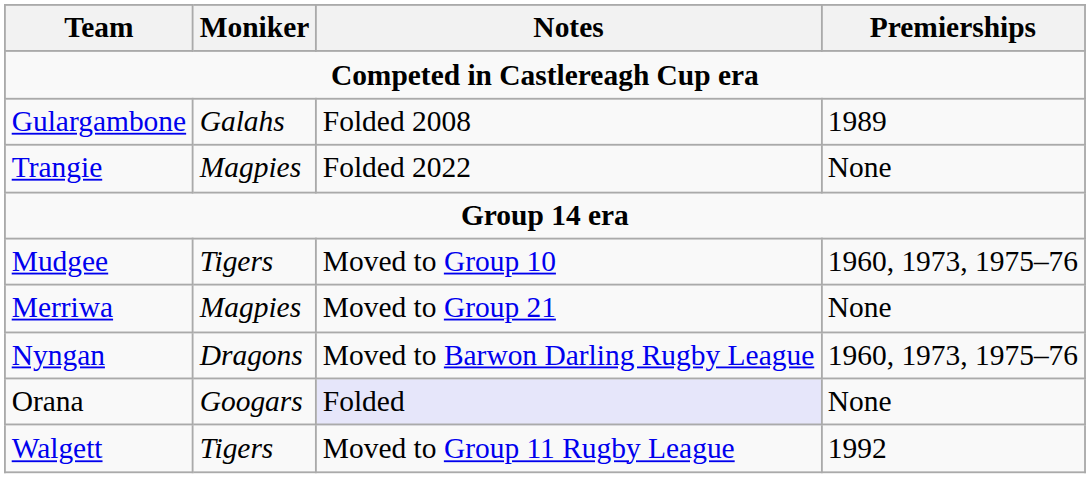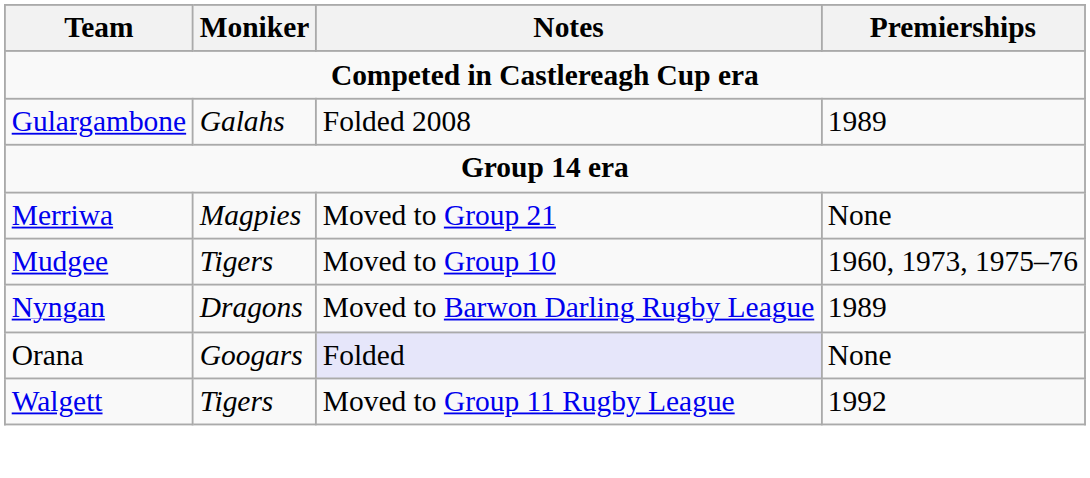- row: (57, 167)
rows swapped: (60, 261) <-> (62, 307)
(953, 354) 1960, 1973, 1975–76 -> (857, 307) 1989
